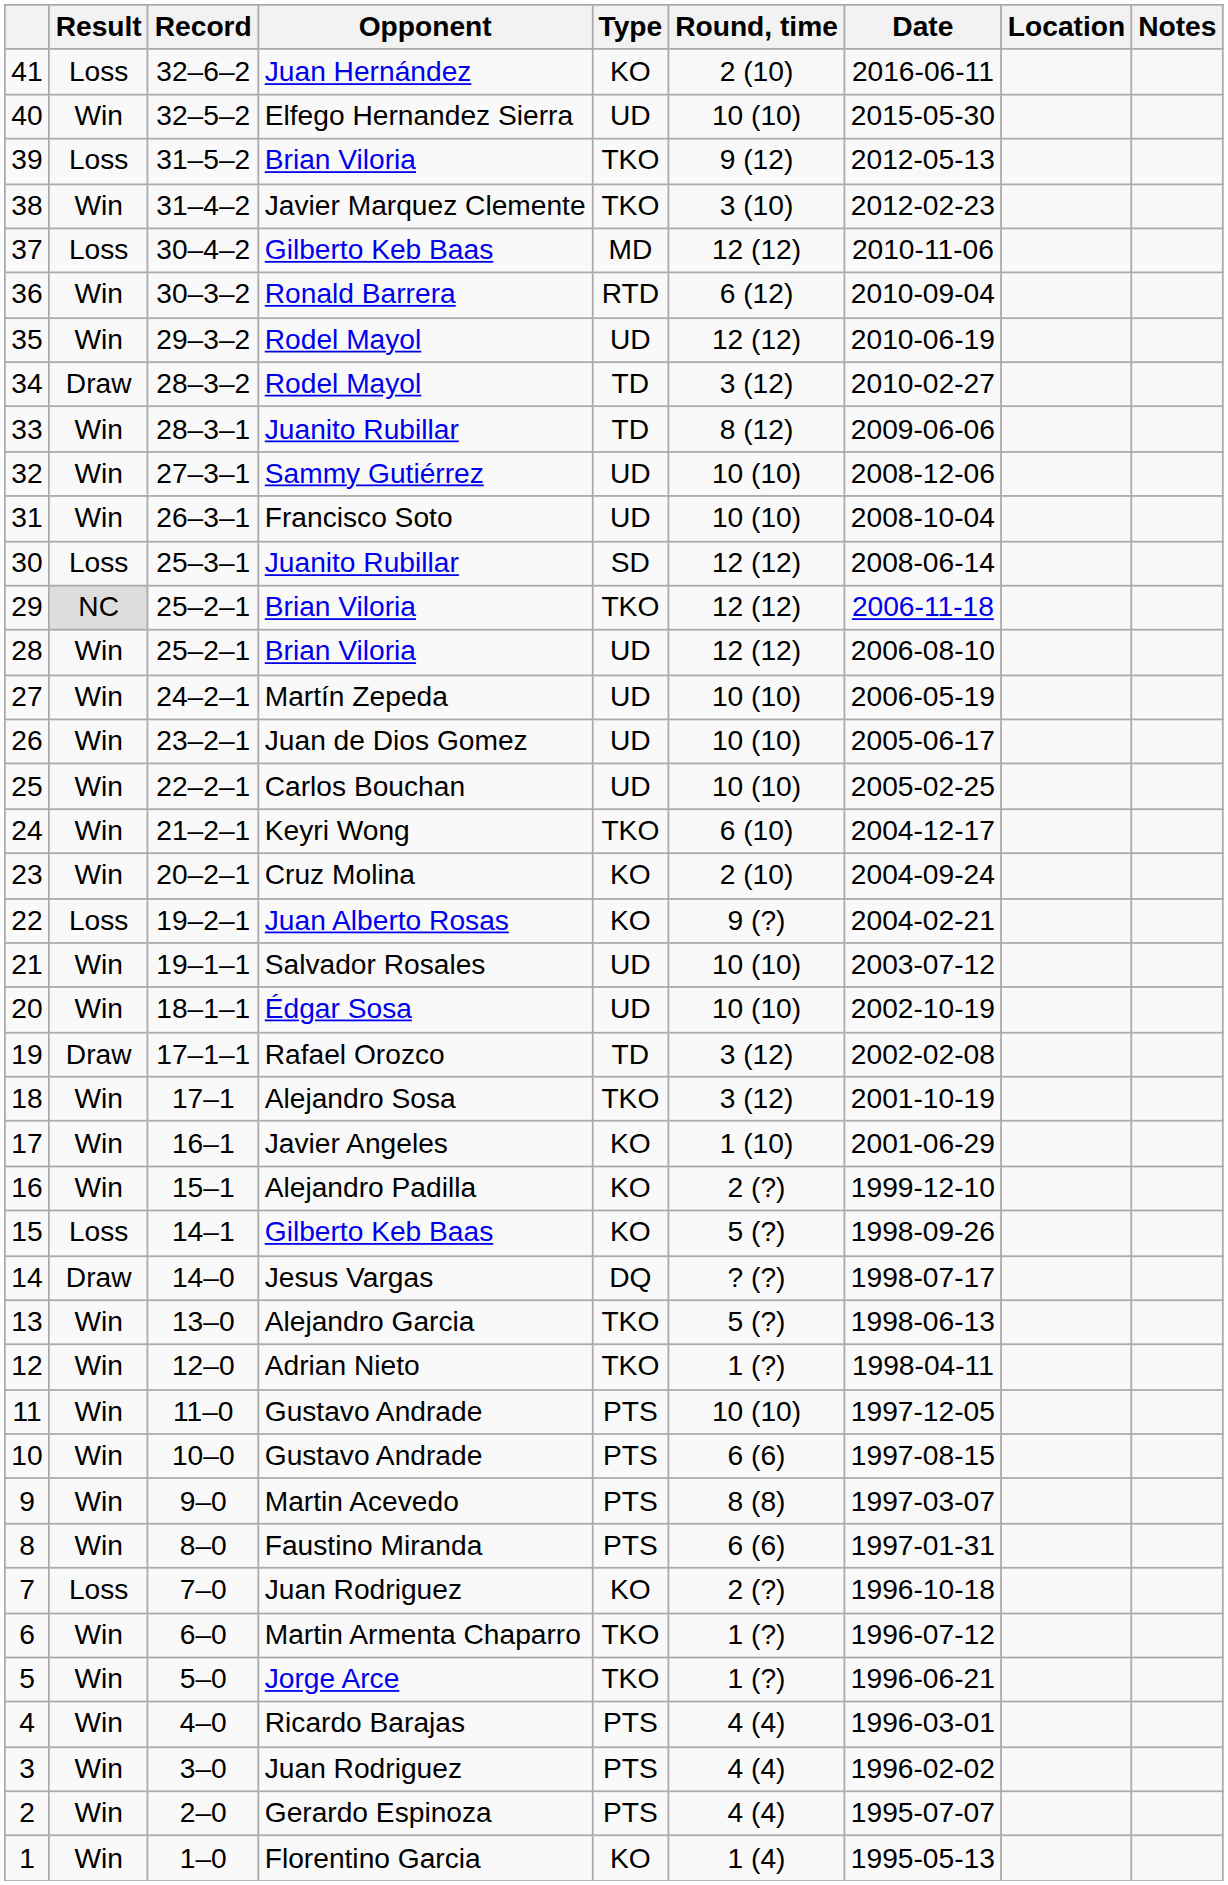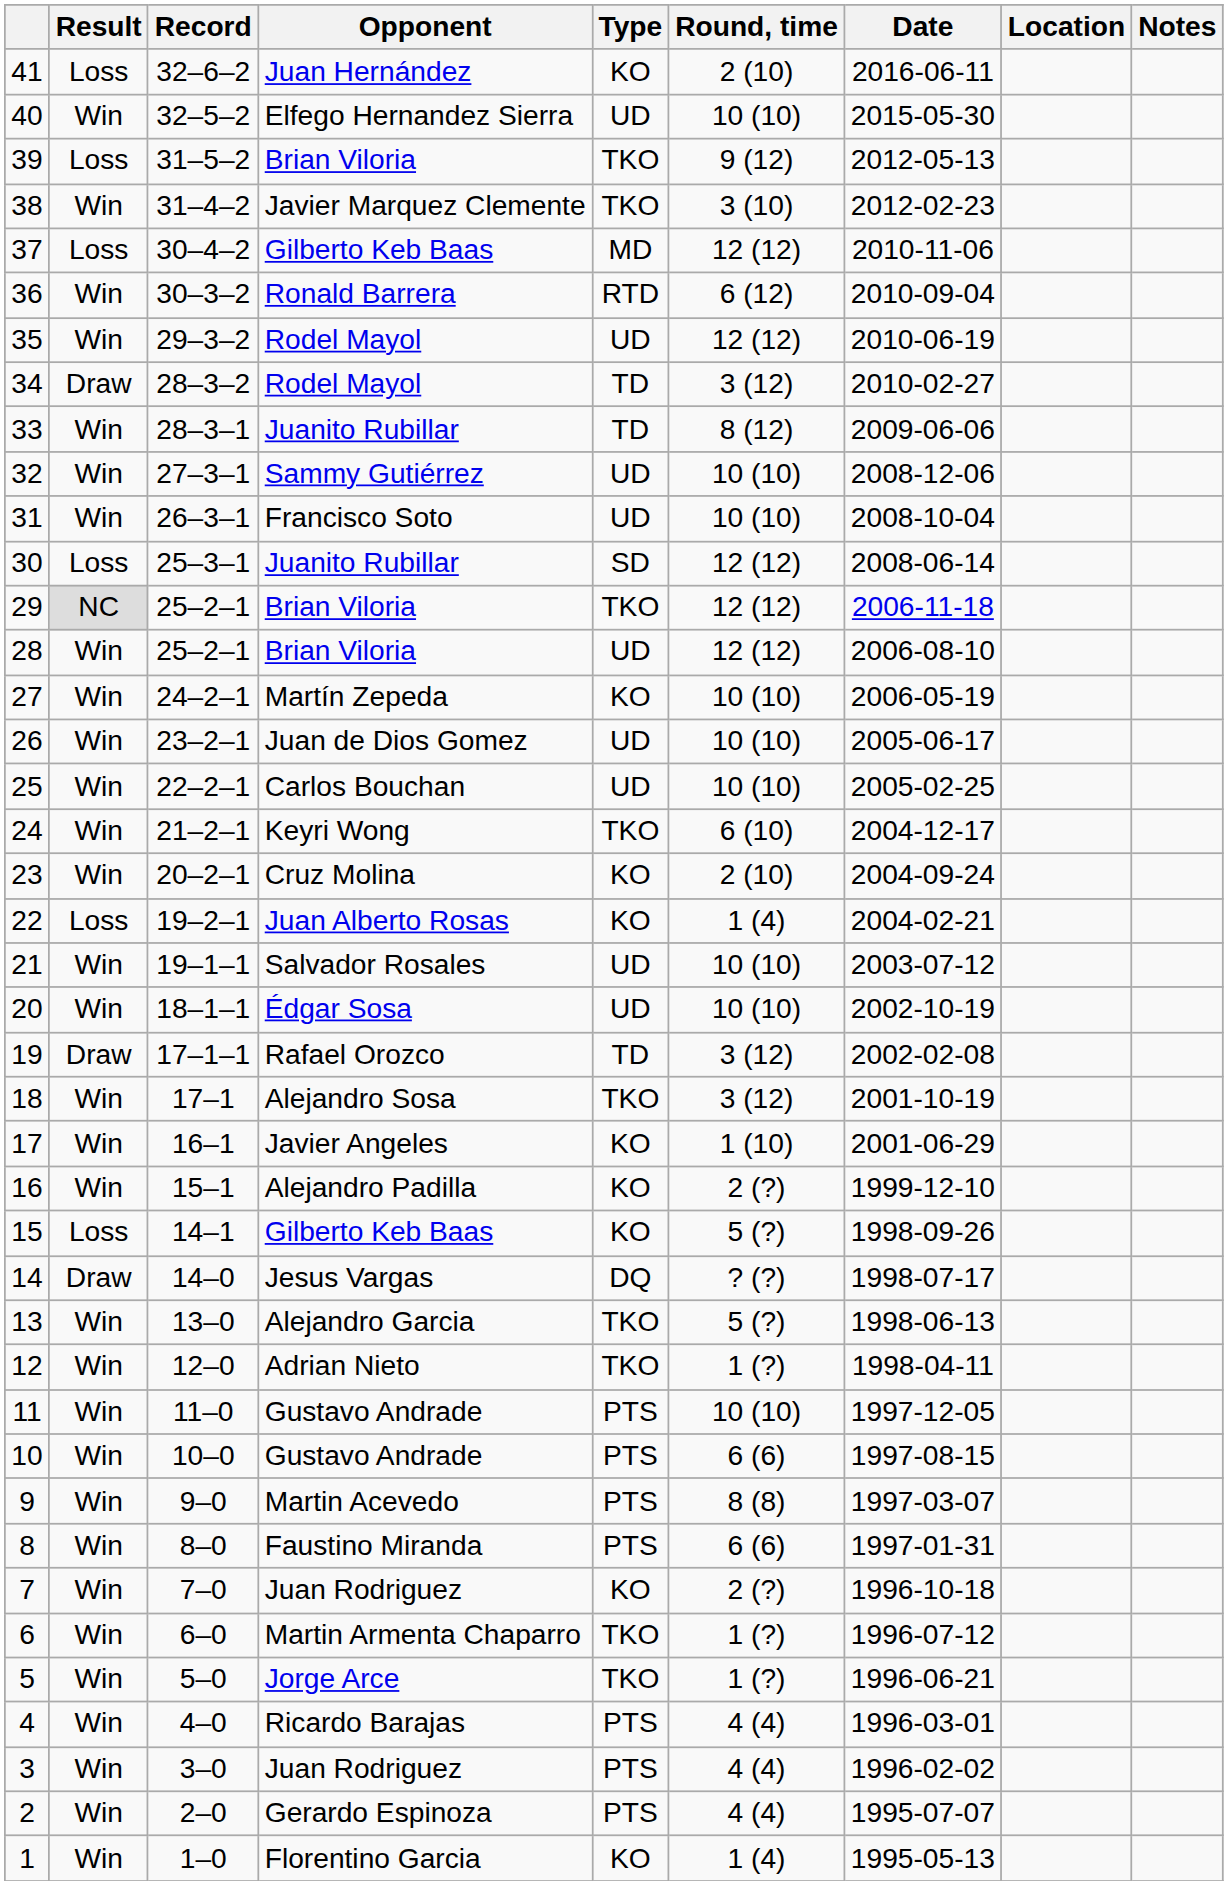(630, 696) UD -> (630, 696) KO
(757, 920) 9 (?) -> (757, 920) 1 (4)
(99, 1589) Loss -> (99, 1589) Win
